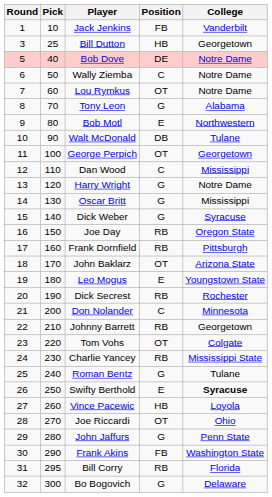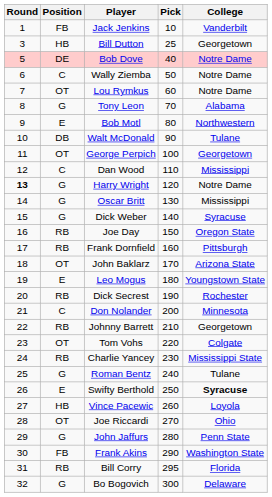columns swapped: (53, 12) <-> (161, 12)
(22, 185) normal -> (22, 185) bold
